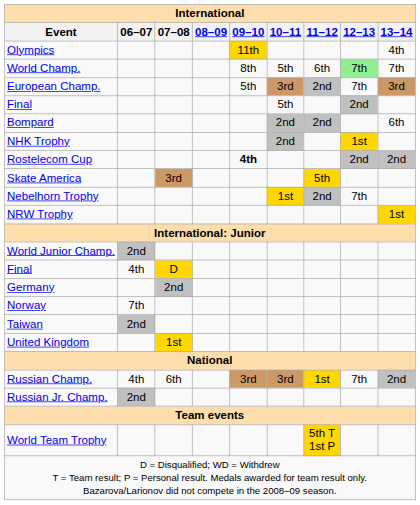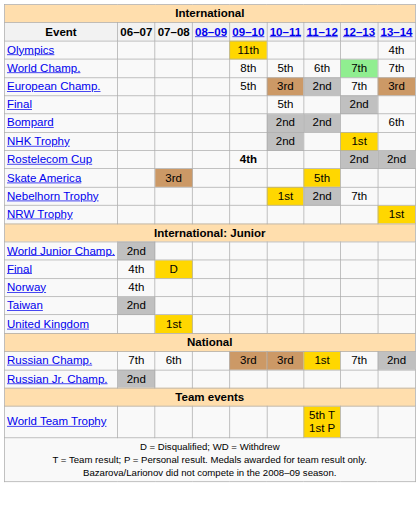- row: (31, 287)
(136, 305) 7th -> (136, 287) 4th
(136, 379) 4th -> (136, 360) 7th
